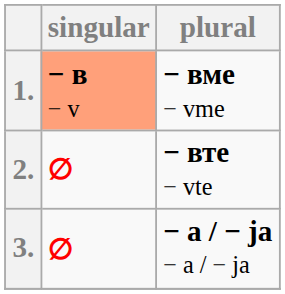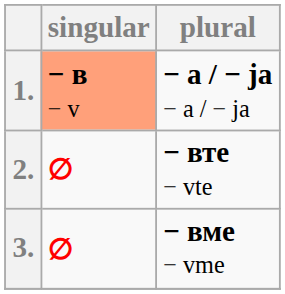(199, 90) − вме − vme -> (218, 90) − а / − ја − a / − ja
(218, 248) − а / − ја − a / − ja -> (199, 248) − вме − vme
